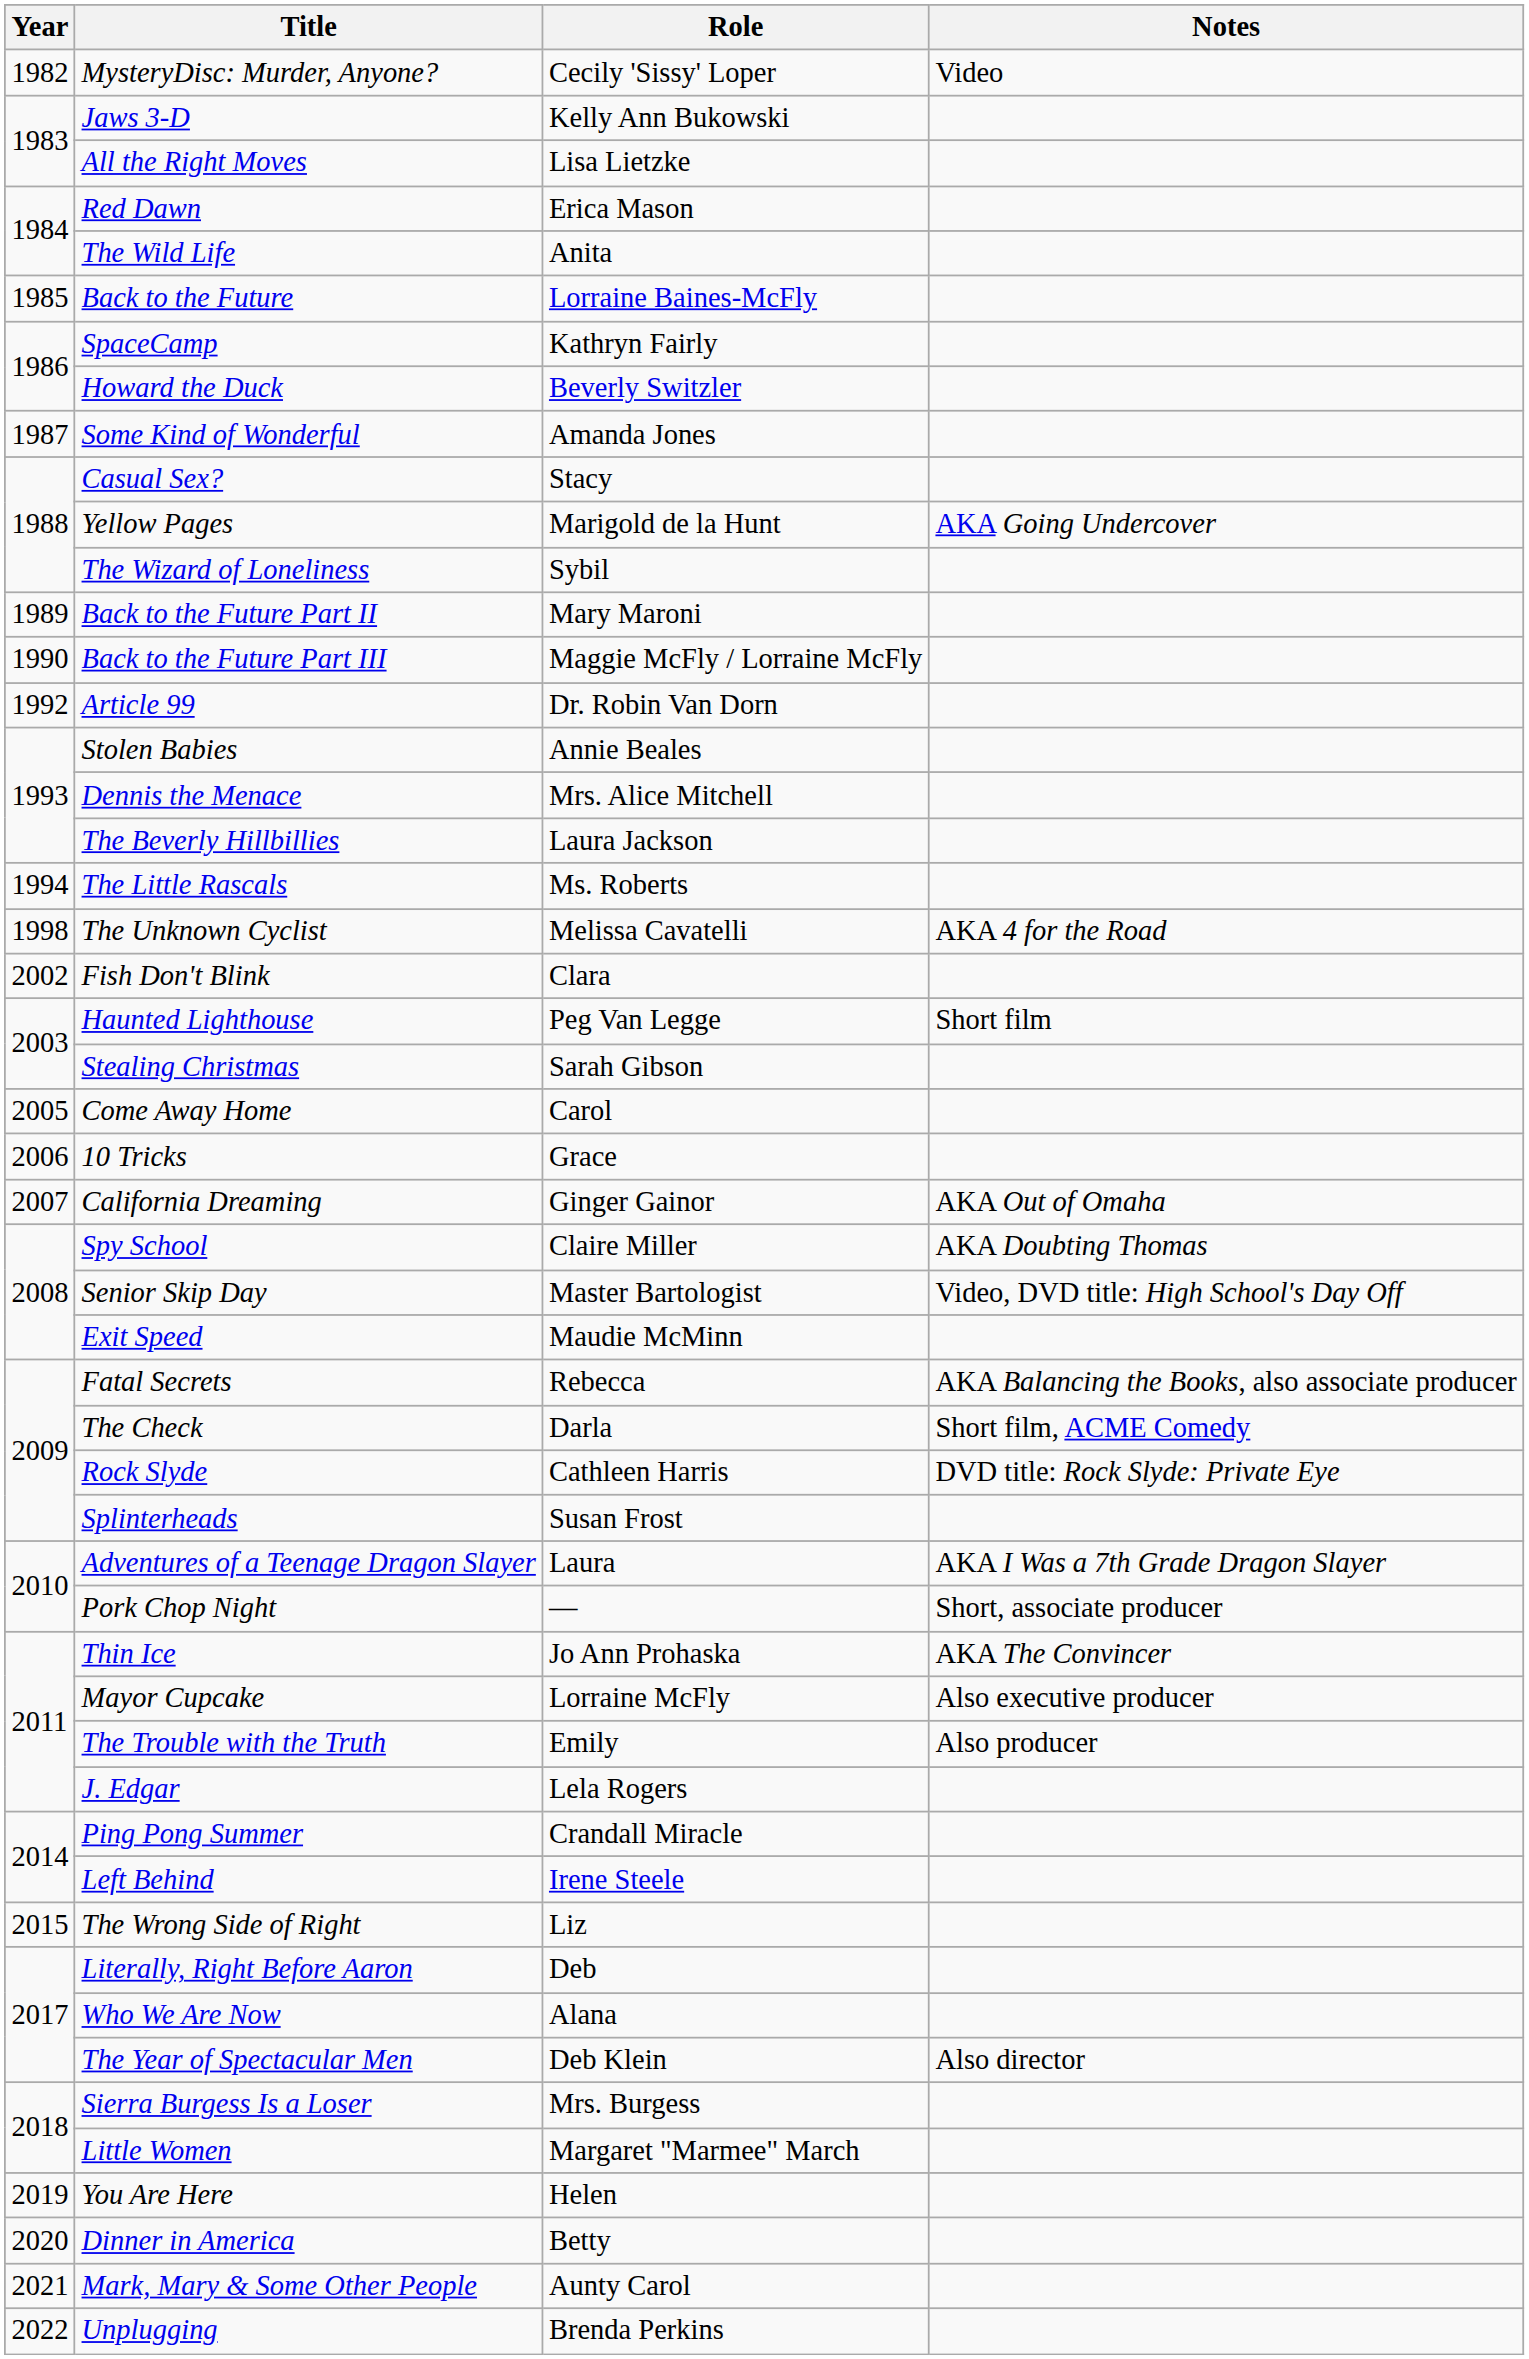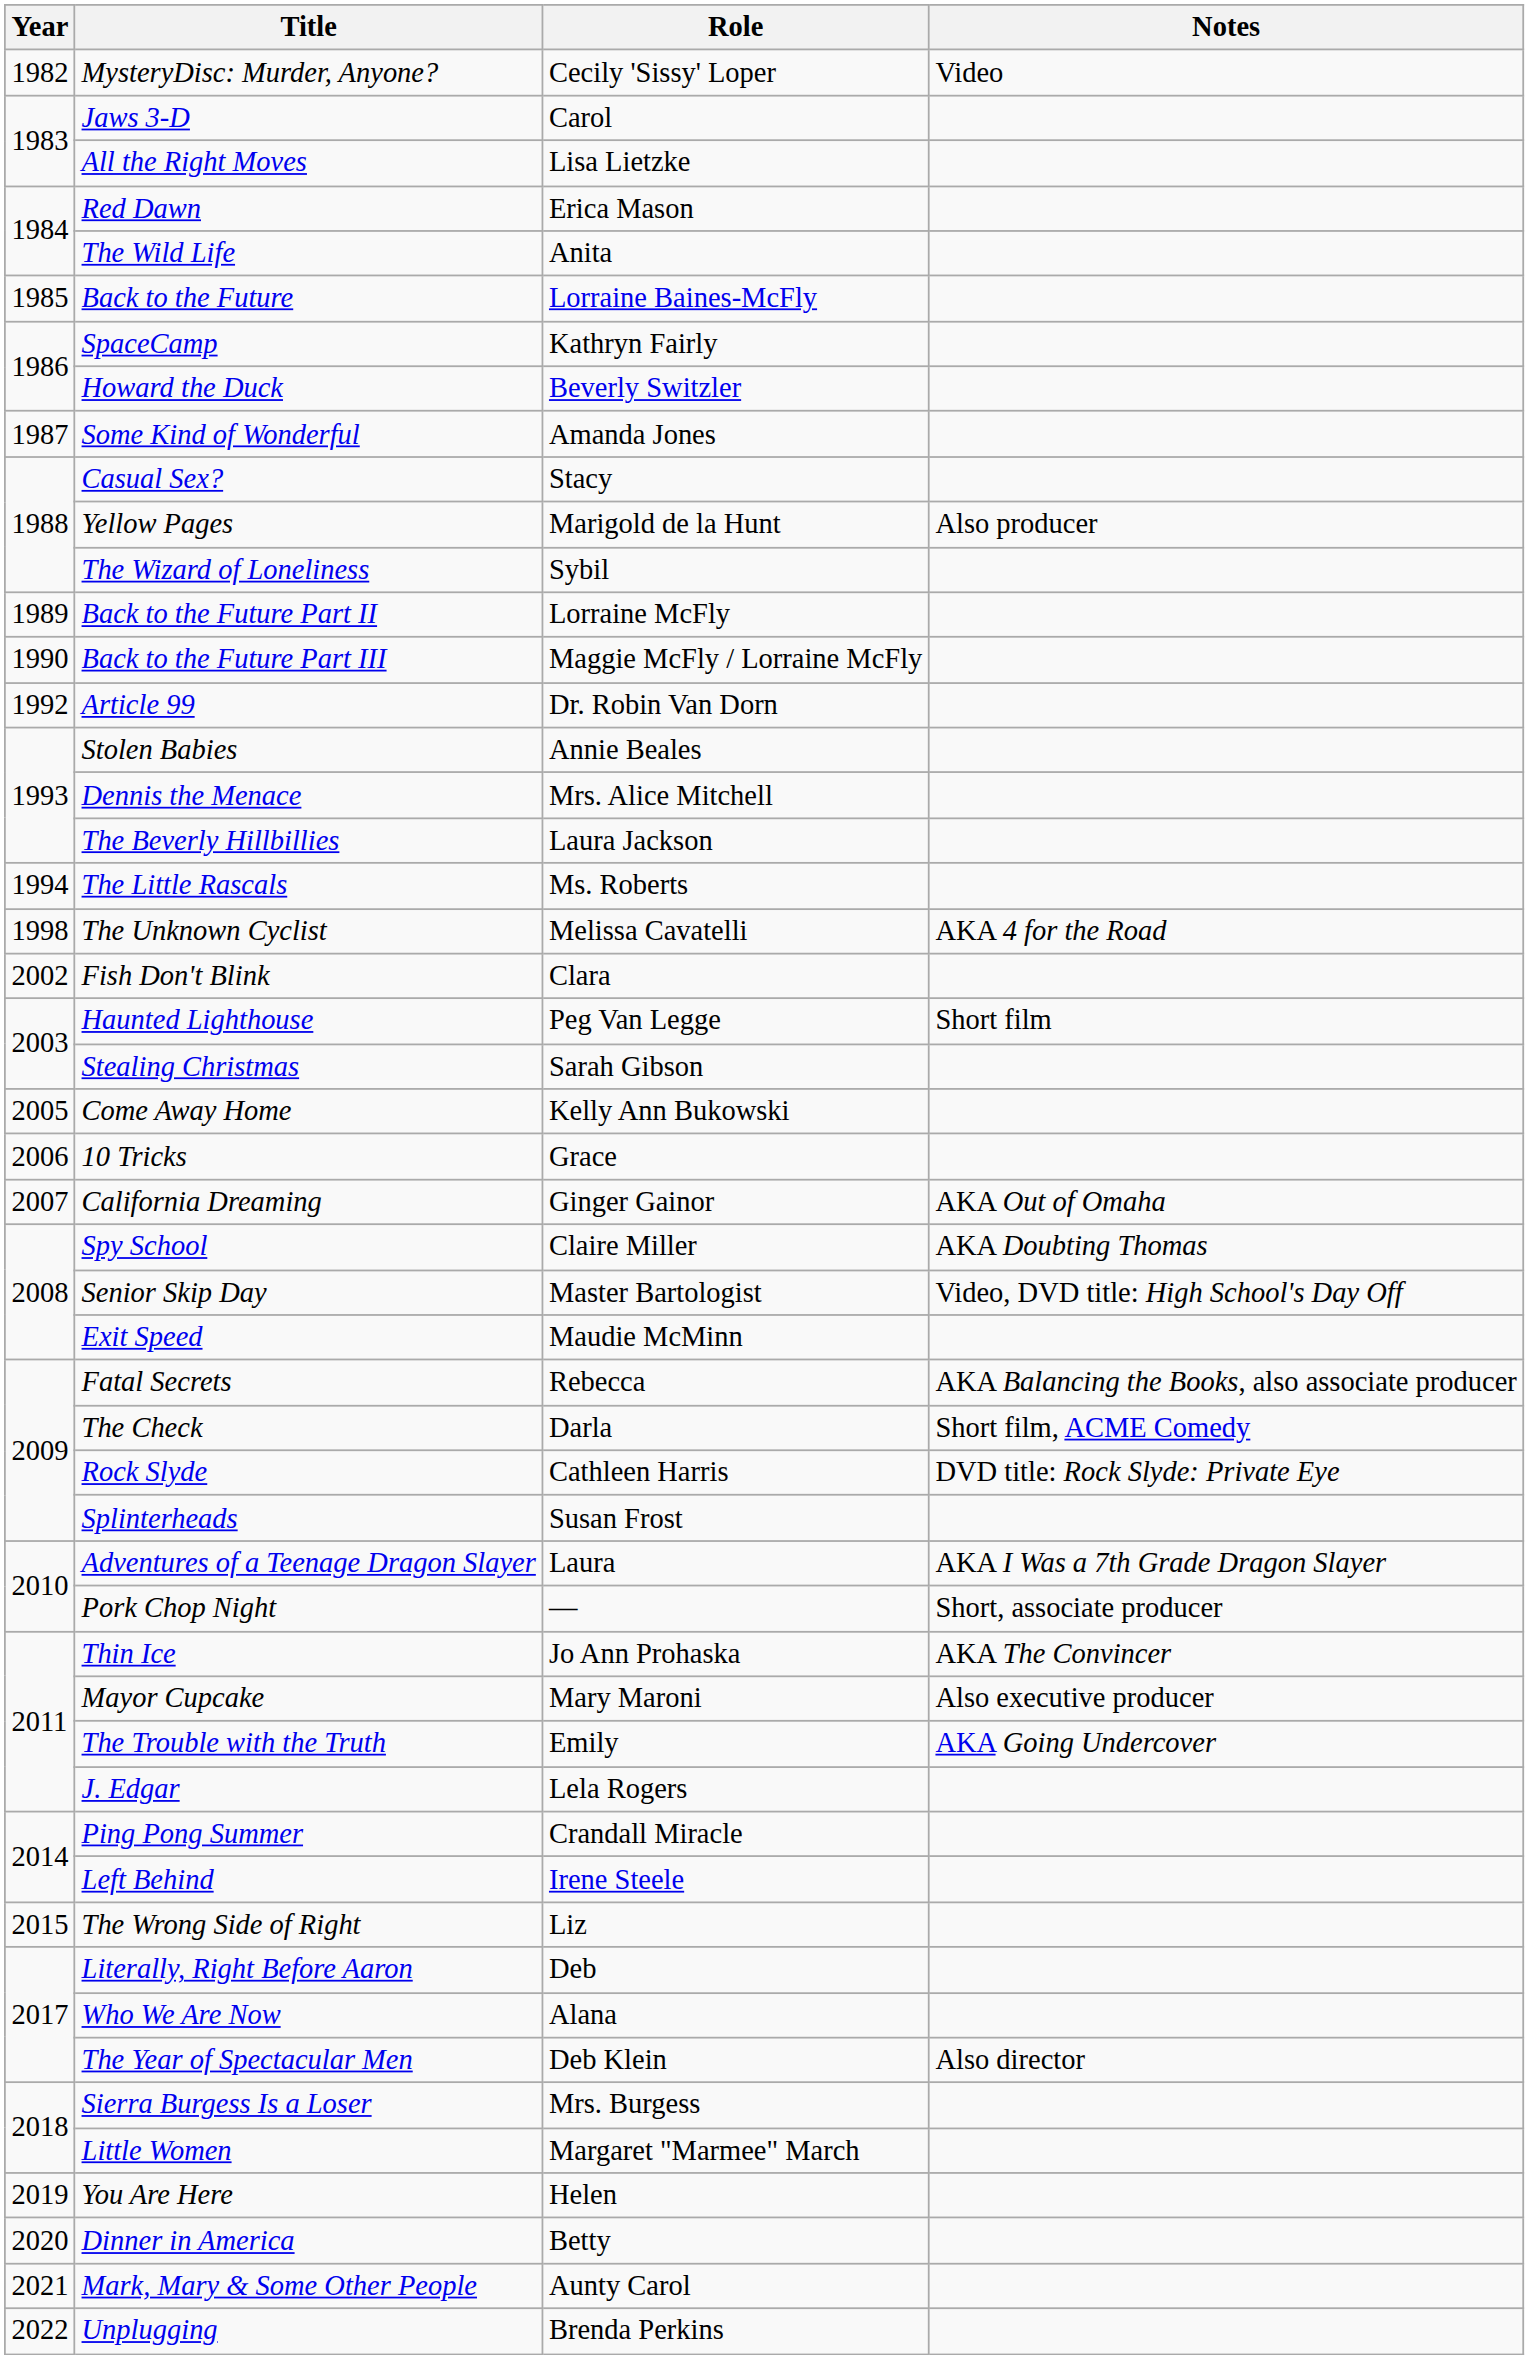(669, 117) Kelly Ann Bukowski -> (581, 117) Carol
(1076, 523) AKA Going Undercover -> (1017, 523) Also producer
(625, 614) Mary Maroni -> (640, 614) Lorraine McFly
(581, 1111) Carol -> (669, 1111) Kelly Ann Bukowski
(640, 1698) Lorraine McFly -> (625, 1698) Mary Maroni
(1017, 1743) Also producer -> (1076, 1743) AKA Going Undercover
